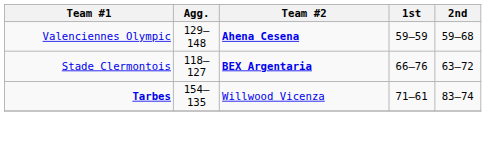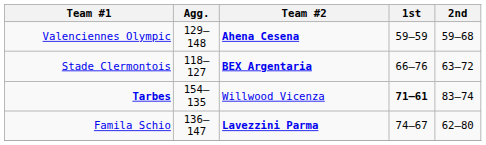(412, 96) normal -> (412, 96) bold
+ row: (132, 126)
